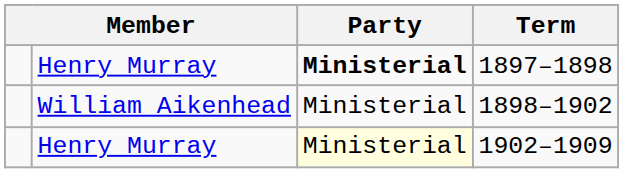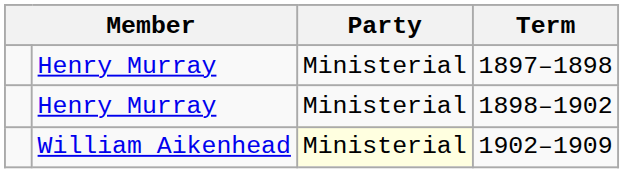(385, 66) bold -> (385, 66) normal
(164, 106) William Aikenhead -> (127, 106) Henry Murray
(127, 147) Henry Murray -> (164, 147) William Aikenhead
